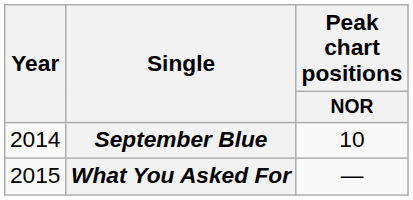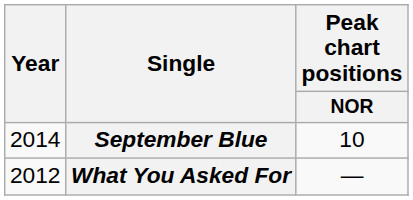(35, 176) 2015 -> (35, 176) 2012
